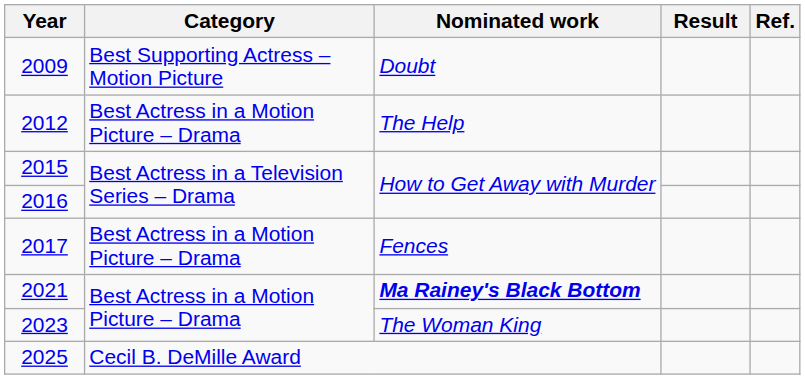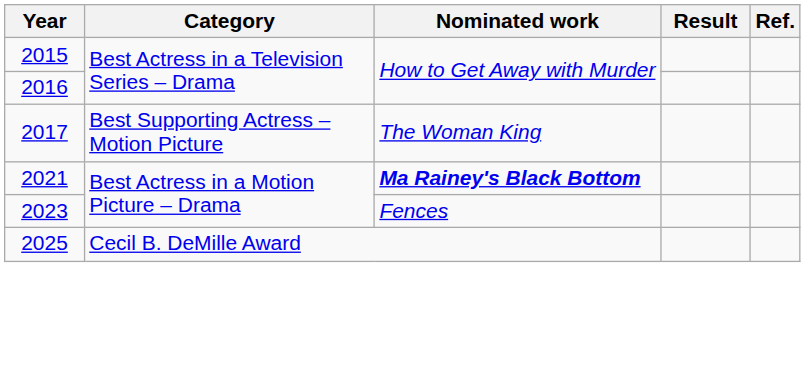- row: (45, 66)
- row: (45, 122)
(202, 246) Best Actress in a Motion Picture – Drama -> (210, 132) Best Supporting Actress – Motion Picture
(414, 246) Fences -> (460, 132) The Woman King
(460, 324) The Woman King -> (414, 210) Fences
